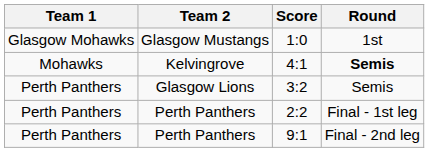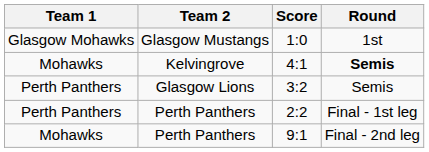(71, 135) Perth Panthers -> (71, 135) Mohawks
